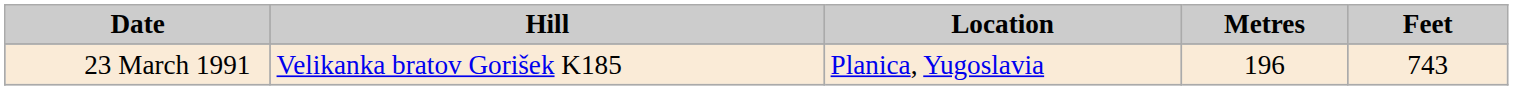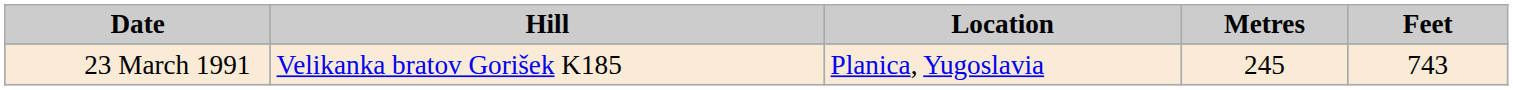(1264, 64) 196 -> (1264, 64) 245
